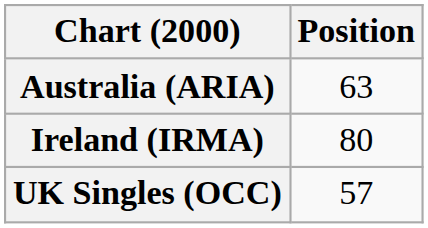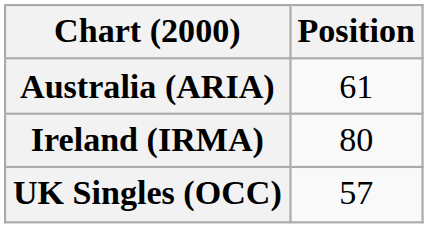(356, 85) 63 -> (356, 85) 61
